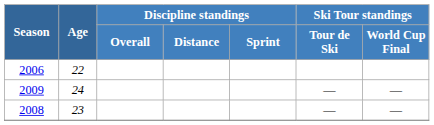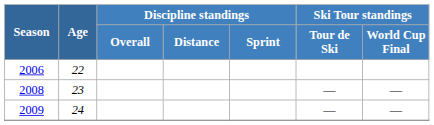rows swapped: (32, 110) <-> (32, 90)
